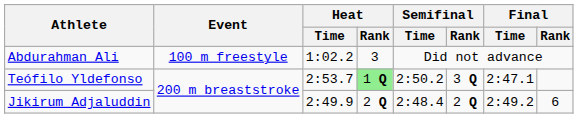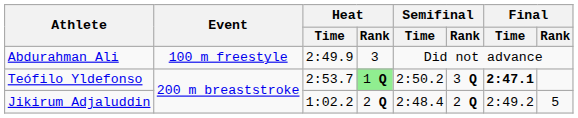(330, 57) 1:02.2 -> (330, 57) 2:49.9
(510, 79) normal -> (510, 79) bold
(330, 102) 2:49.9 -> (330, 102) 1:02.2
(555, 102) 6 -> (555, 102) 5
